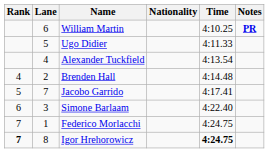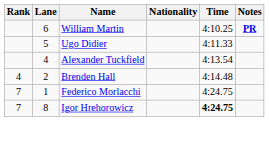- row: (92, 92)
- row: (95, 108)
(18, 140) bold -> (18, 108) normal
